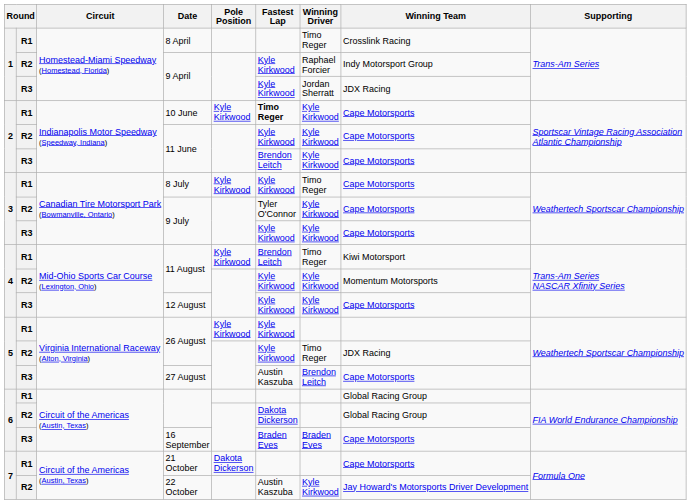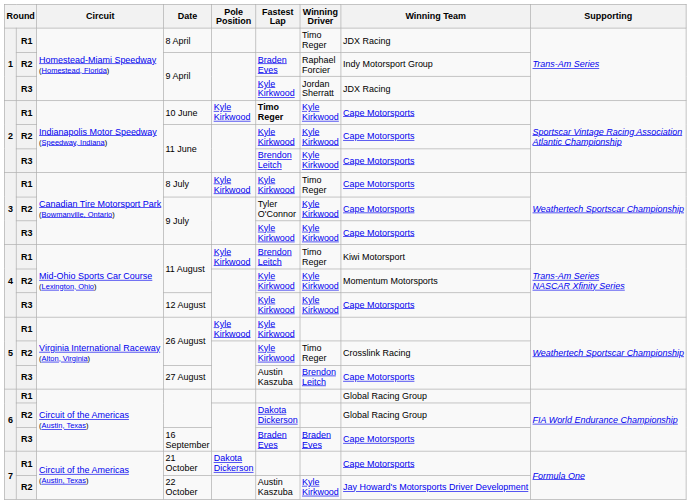(377, 40) Crosslink Racing -> (367, 40) JDX Racing
(276, 64) Kyle Kirkwood -> (272, 64) Braden Eves
(367, 353) JDX Racing -> (377, 353) Crosslink Racing
